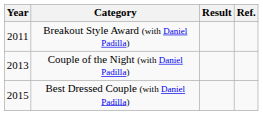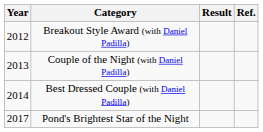(18, 36) 2011 -> (18, 36) 2012
(18, 95) 2015 -> (18, 95) 2014
+ row: (115, 118)
